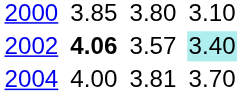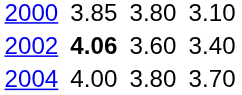(153, 46) 3.57 -> (153, 46) 3.60
(212, 46) paleturquoise background -> (212, 46) no background
(153, 79) 3.81 -> (153, 79) 3.80
